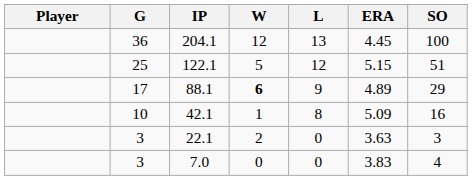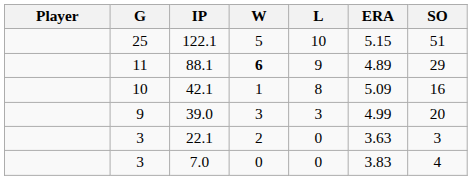- row: (199, 41)
(318, 65) 12 -> (318, 41) 10
(140, 89) 17 -> (140, 65) 11
+ row: (199, 114)
